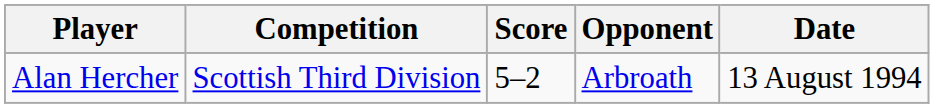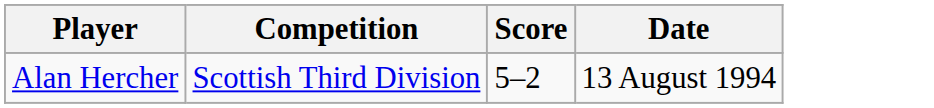- column: (647, 28)
